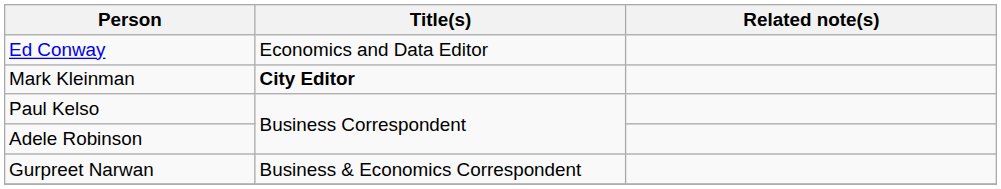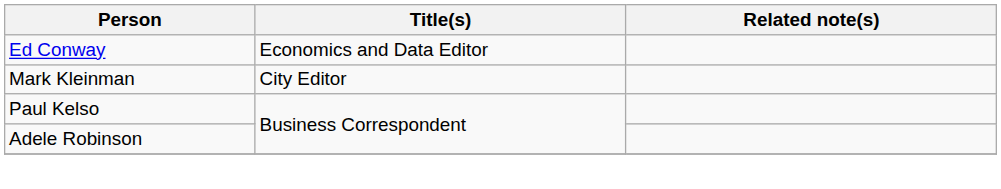(307, 80) bold -> (303, 80) normal
- row: (81, 169)
